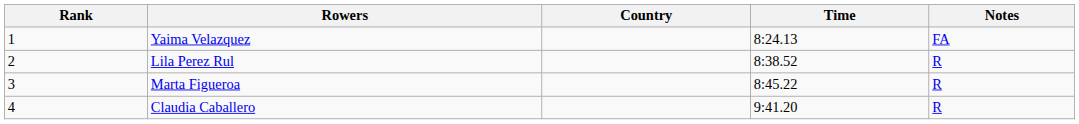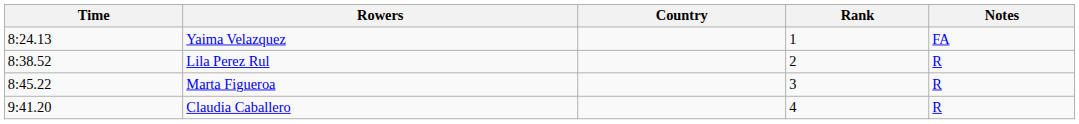columns swapped: (76, 15) <-> (840, 15)
